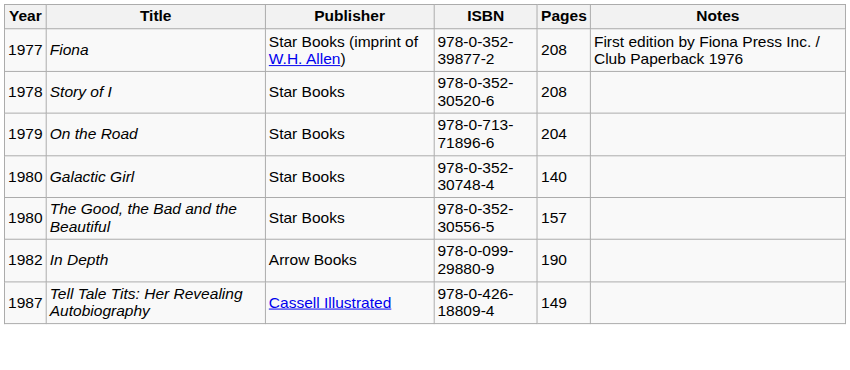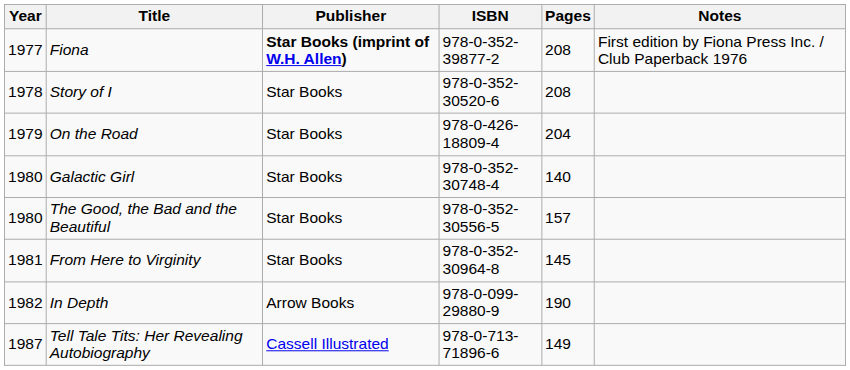(343, 50) normal -> (348, 50) bold
(475, 134) 978-0-713-71896-6 -> (481, 134) 978-0-426-18809-4
+ row: (125, 260)
(475, 302) 978-0-426-18809-4 -> (481, 344) 978-0-713-71896-6
